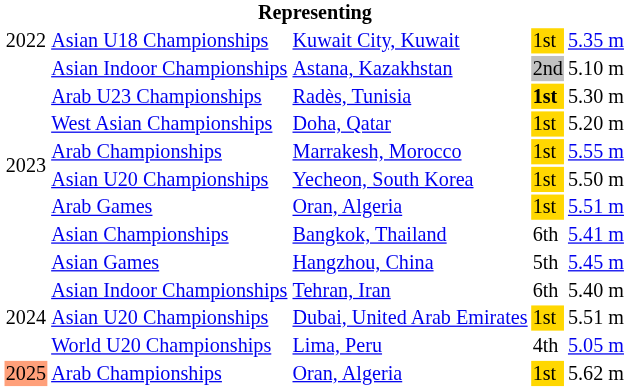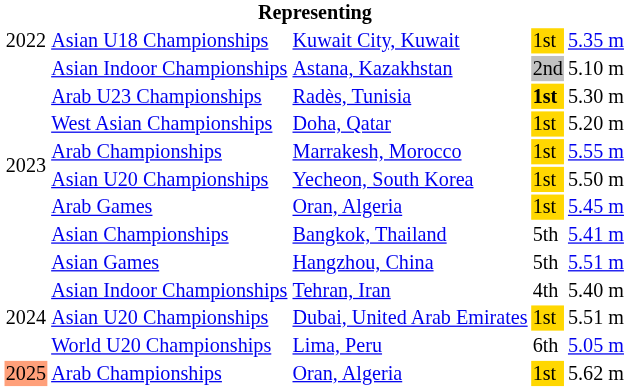(596, 207) 5.51 m -> (596, 207) 5.45 m
(546, 234) 6th -> (546, 234) 5th
(596, 262) 5.45 m -> (596, 262) 5.51 m
(546, 290) 6th -> (546, 290) 4th
(546, 345) 4th -> (546, 345) 6th
